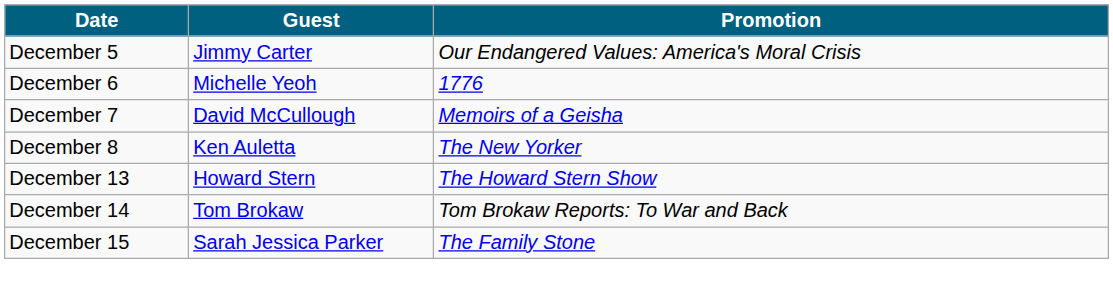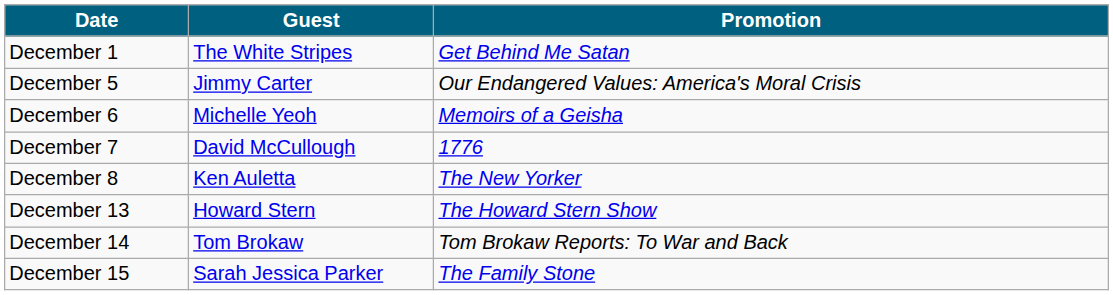+ row: (64, 52)
(461, 83) 1776 -> (531, 115) Memoirs of a Geisha
(531, 115) Memoirs of a Geisha -> (461, 147) 1776
